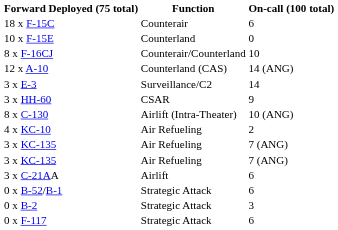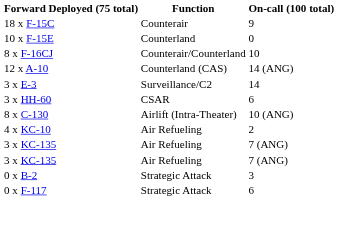(251, 23) 6 -> (251, 23) 9
(251, 99) 9 -> (251, 99) 6
- row: (31, 175)
- row: (33, 190)
